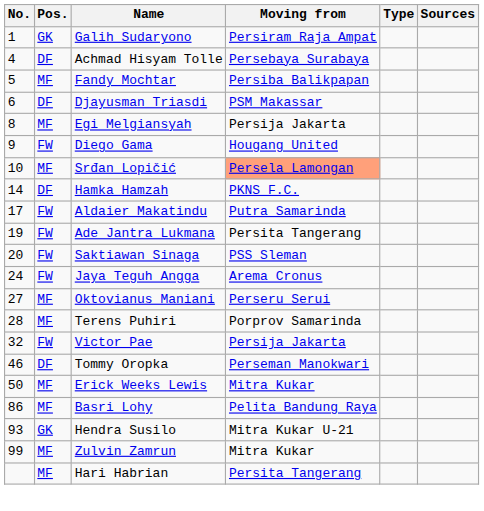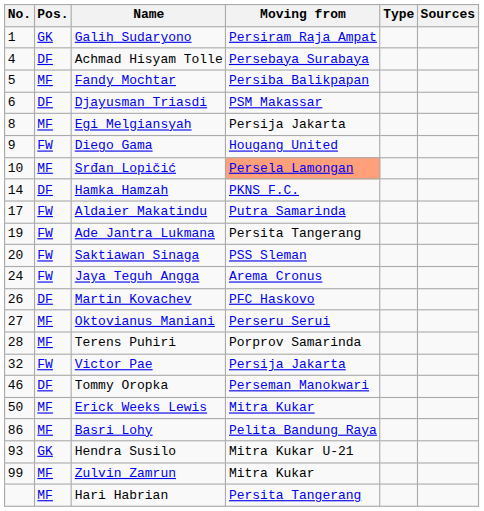+ row: (133, 299)
